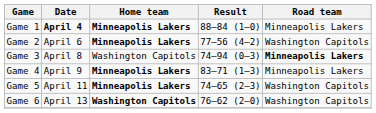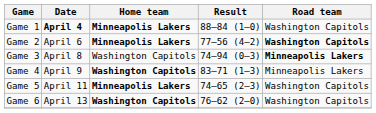(314, 27) Minneapolis Lakers -> (317, 27) Washington Capitols
(317, 41) normal -> (317, 41) bold
(141, 71) Minneapolis Lakers -> (144, 71) Washington Capitols
